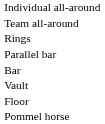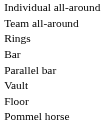rows swapped: (12, 70) <-> (30, 54)
